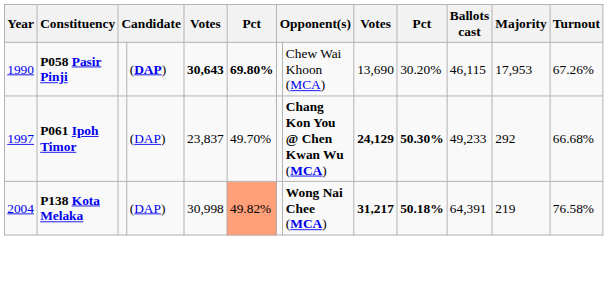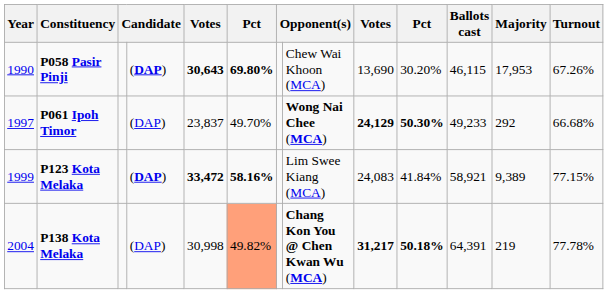(315, 138) Chang Kon You @ Chen Kwan Wu (MCA) -> (314, 122) Wong Nai Chee (MCA)
+ row: (70, 176)
(314, 208) Wong Nai Chee (MCA) -> (315, 246) Chang Kon You @ Chen Kwan Wu (MCA)
(573, 208) 76.58% -> (573, 246) 77.78%
